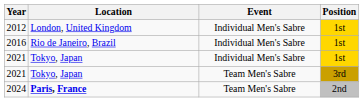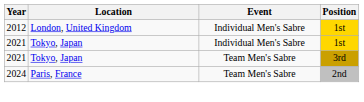- row: (16, 43)
(58, 89) bold -> (56, 74) normal
